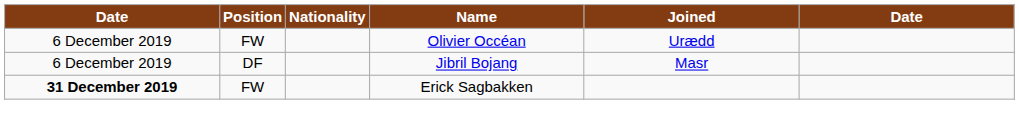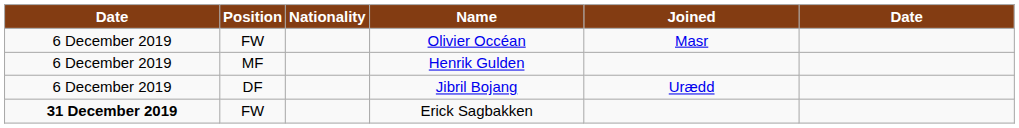(692, 40) Urædd -> (692, 40) Masr
+ row: (477, 64)
(692, 64) Masr -> (692, 88) Urædd
